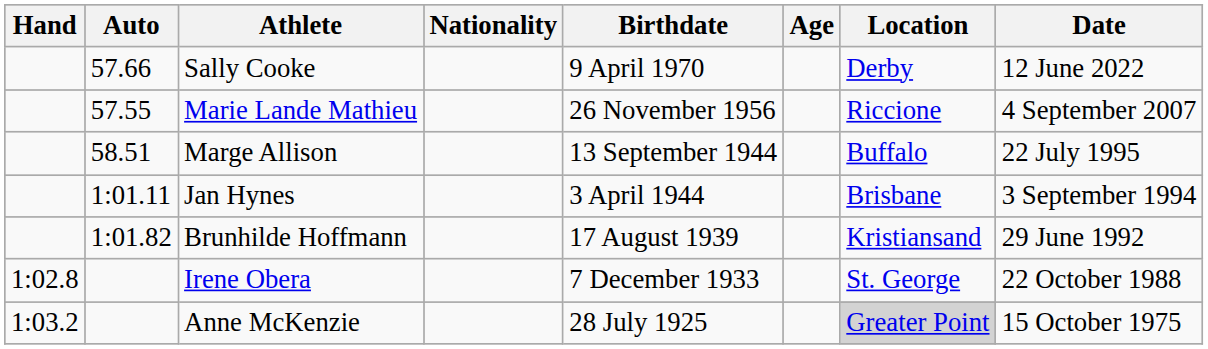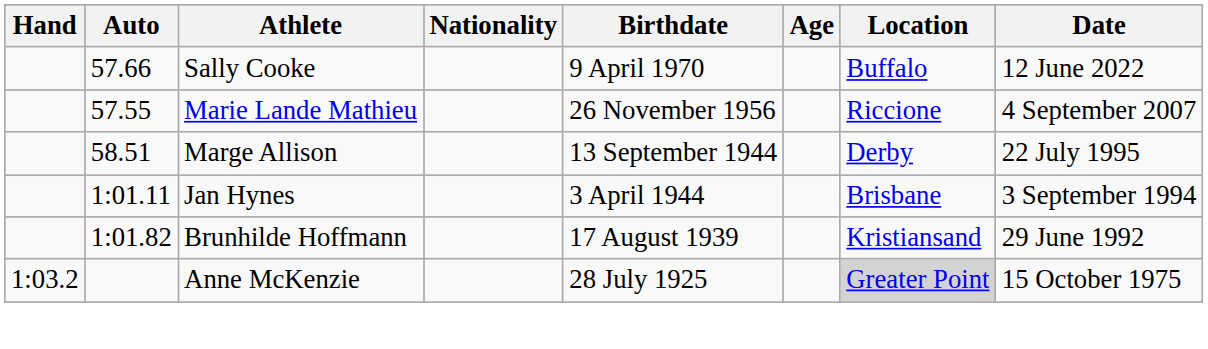(880, 68) Derby -> (887, 68) Buffalo
(887, 152) Buffalo -> (880, 152) Derby
- row: (248, 279)
